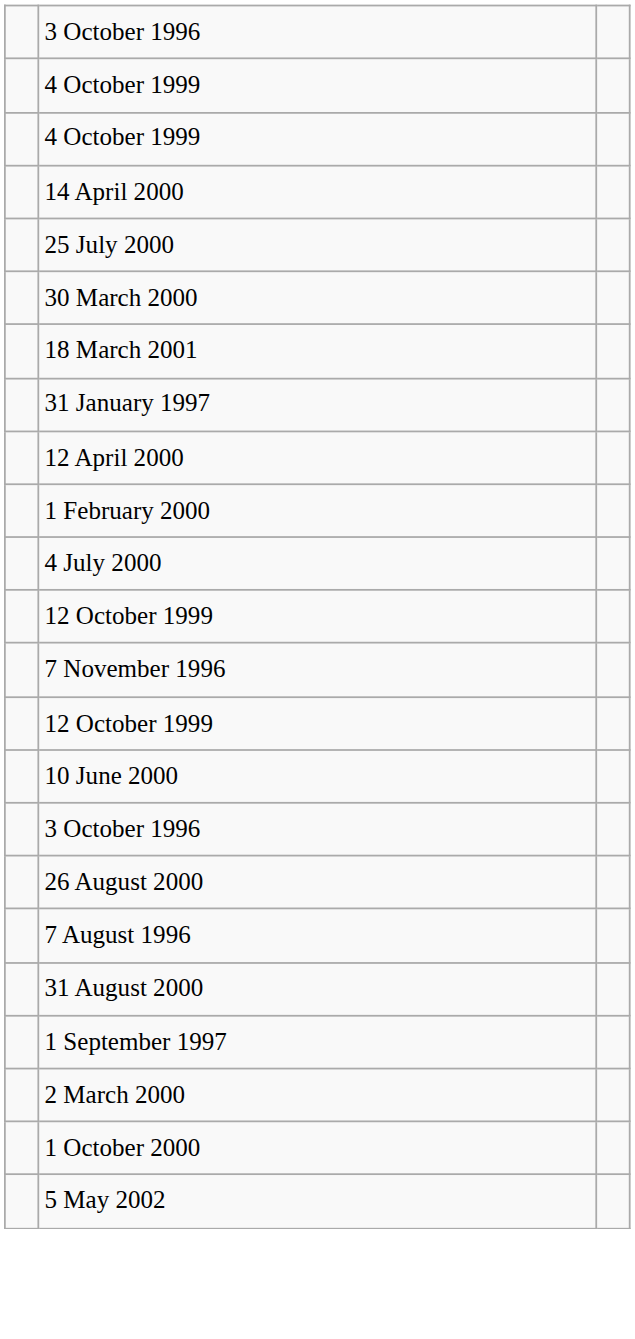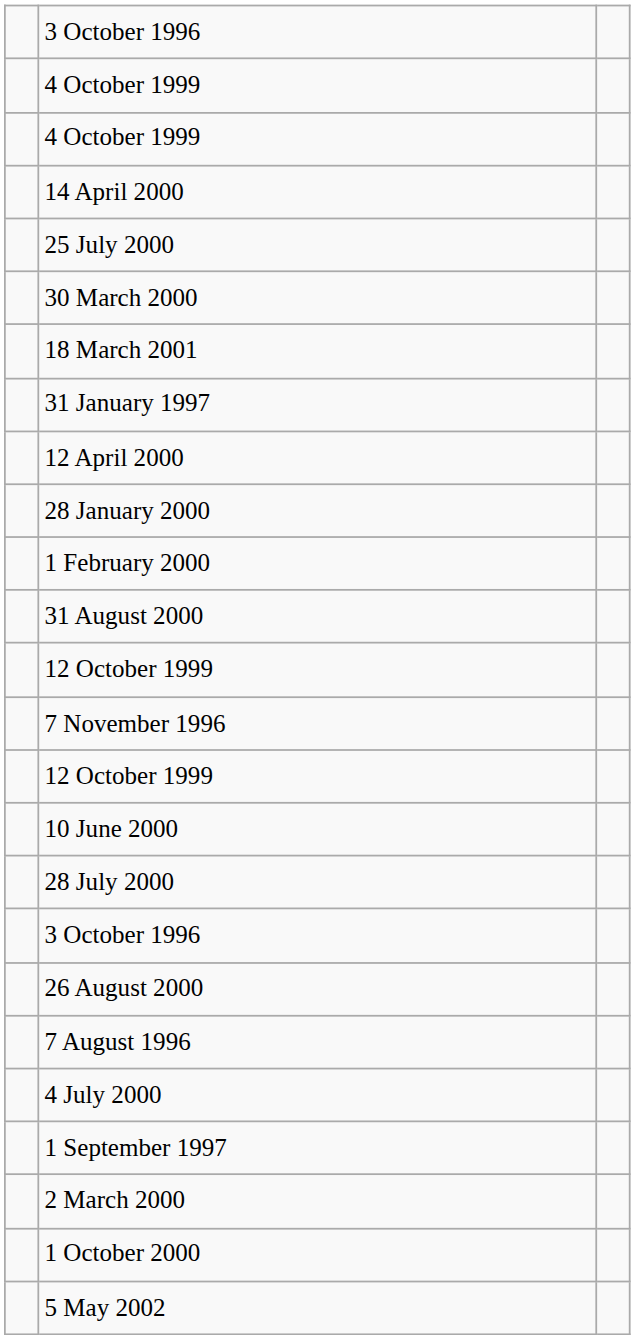+ row: (22, 511)
rows swapped: (22, 989) <-> (22, 564)
+ row: (22, 883)
